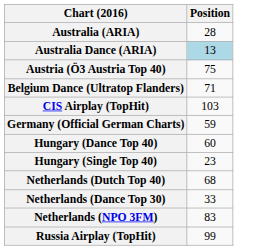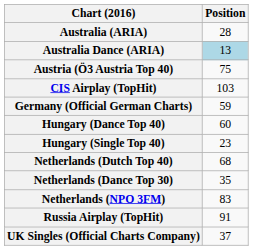- row: (96, 87)
(210, 198) 33 -> (225, 180) 35
(210, 236) 99 -> (225, 217) 91
+ row: (103, 236)
